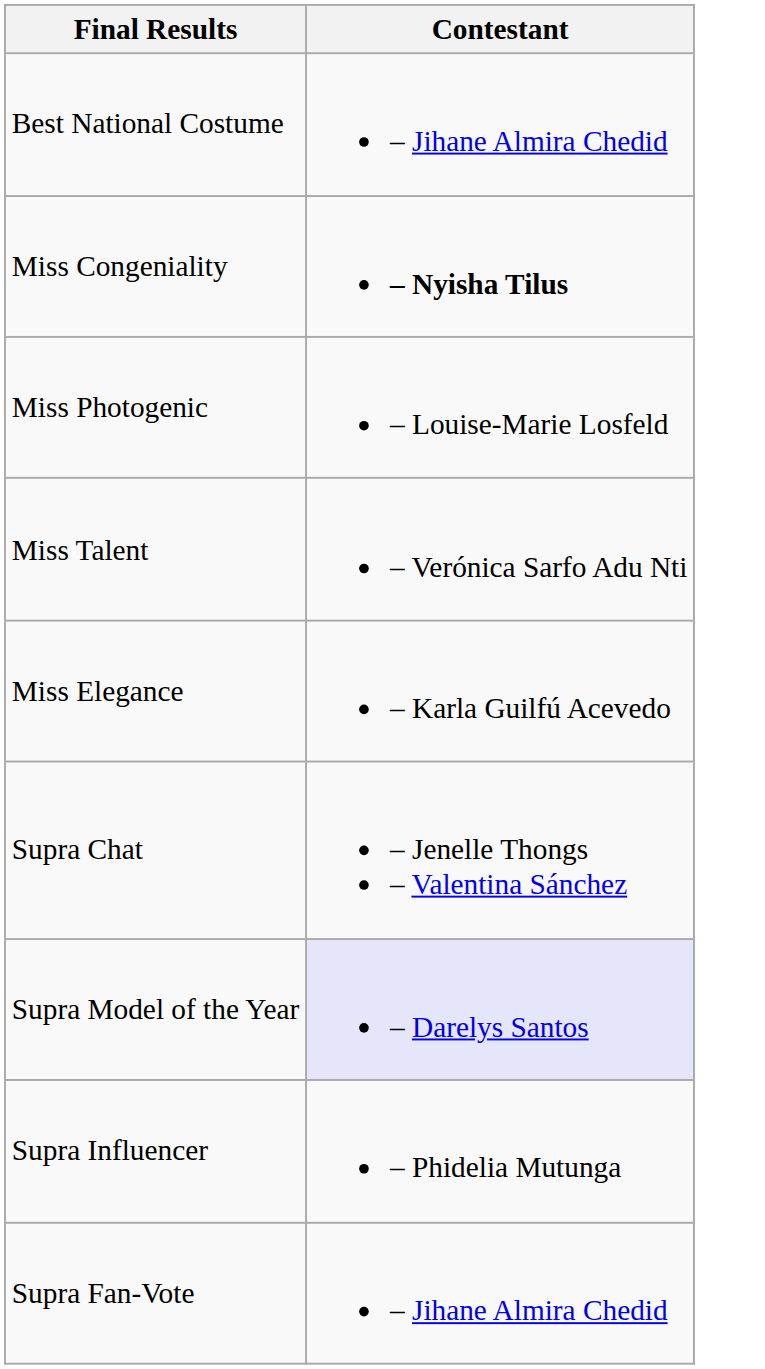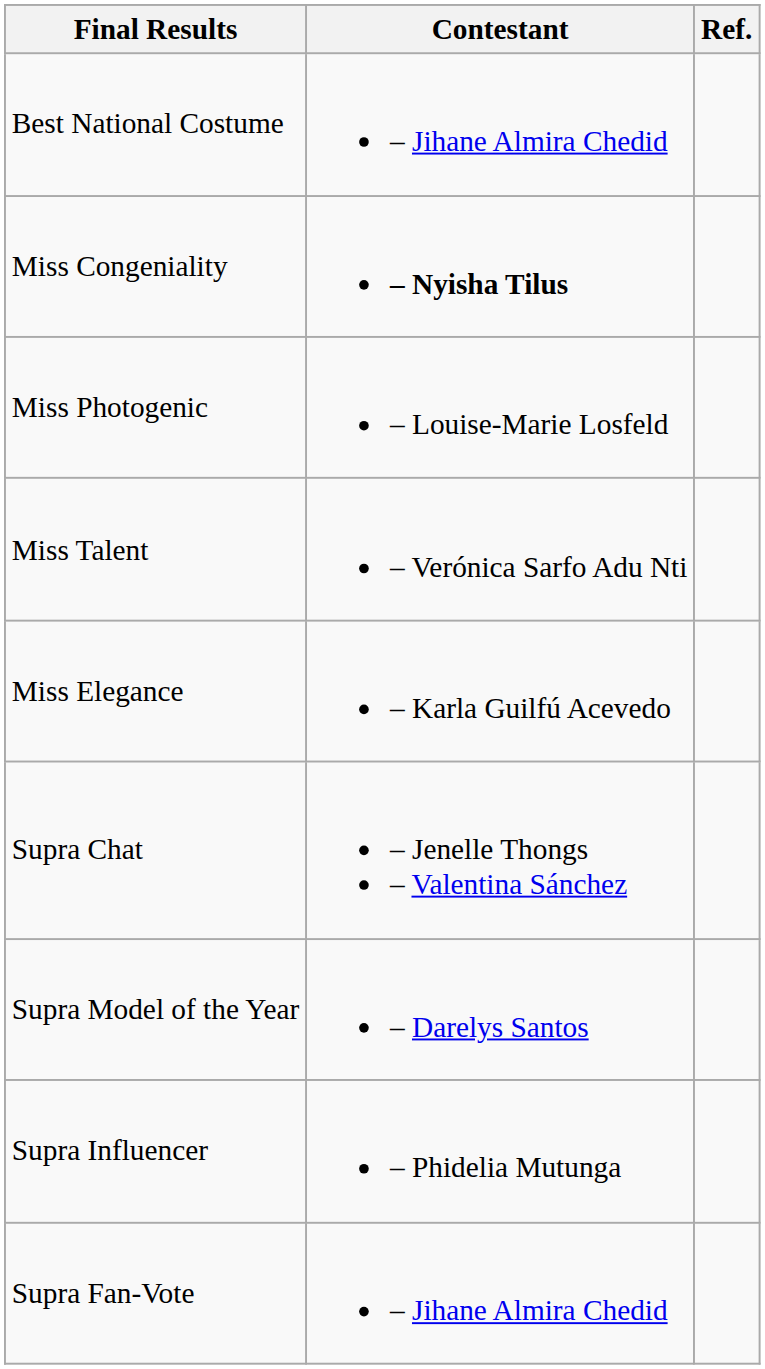+ column: (727, 28)
(500, 1027) lavender background -> (500, 1027) no background
